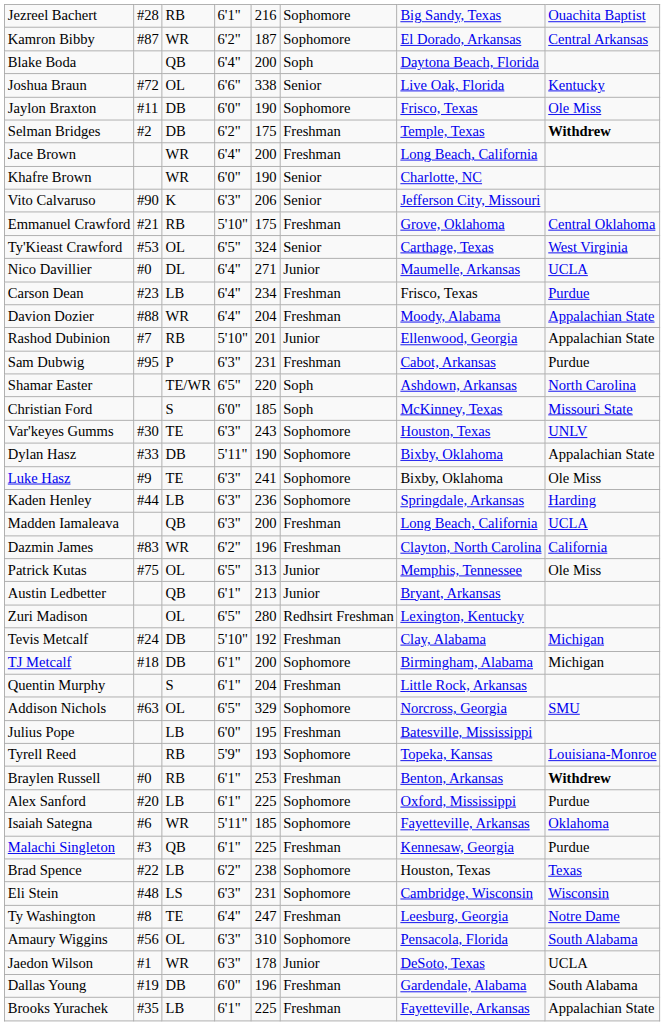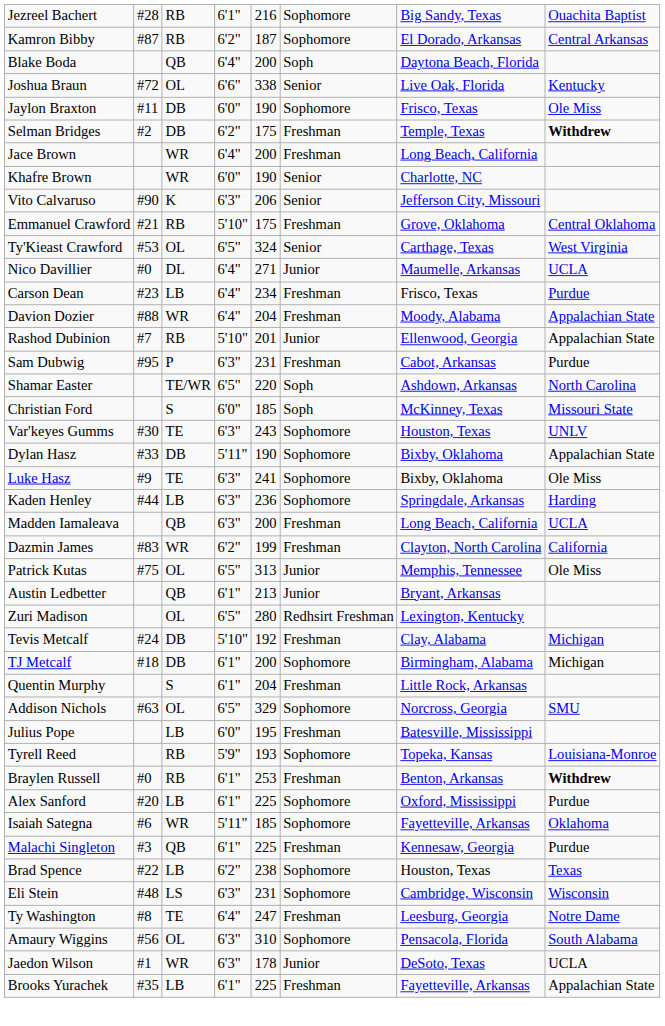(177, 39) WR -> (175, 39) RB
(266, 547) 196 -> (266, 547) 199
- row: (47, 985)
